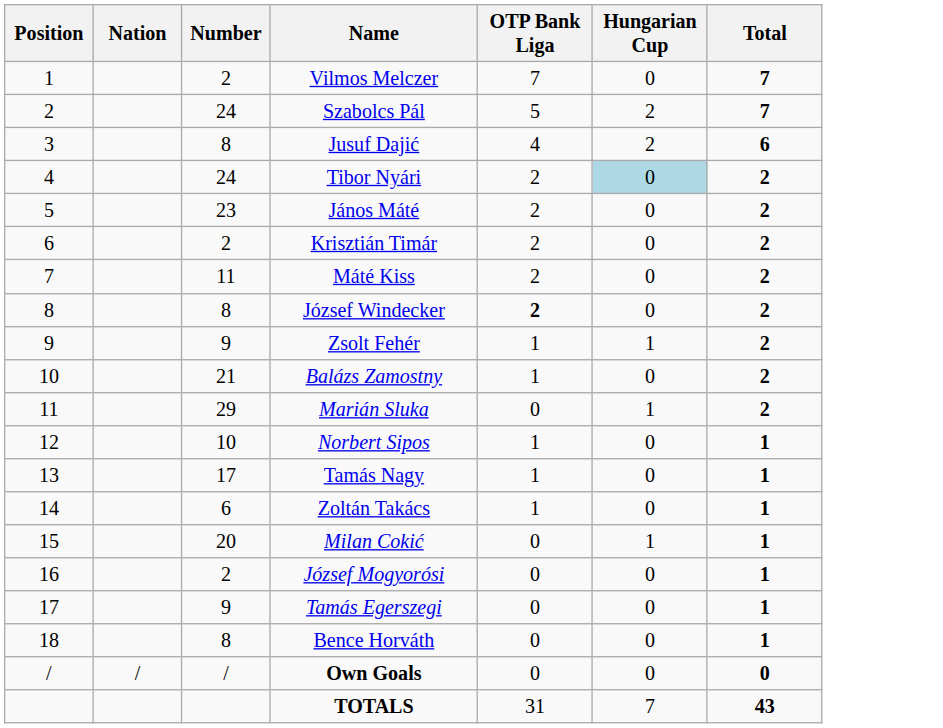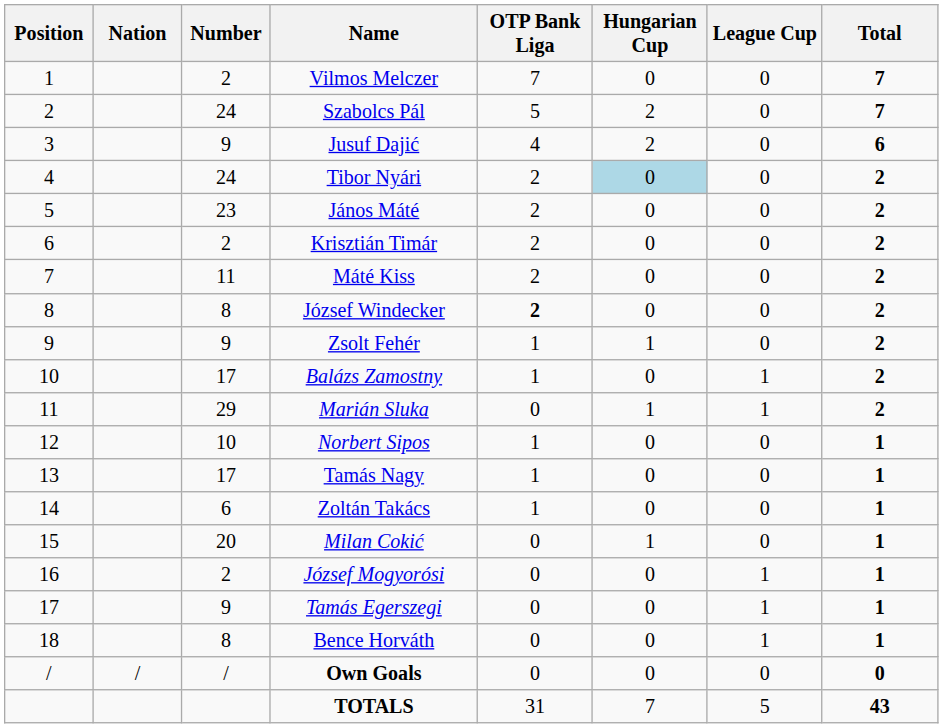+ column: (765, 33)
(226, 144) 8 -> (226, 144) 9
(226, 375) 21 -> (226, 375) 17
